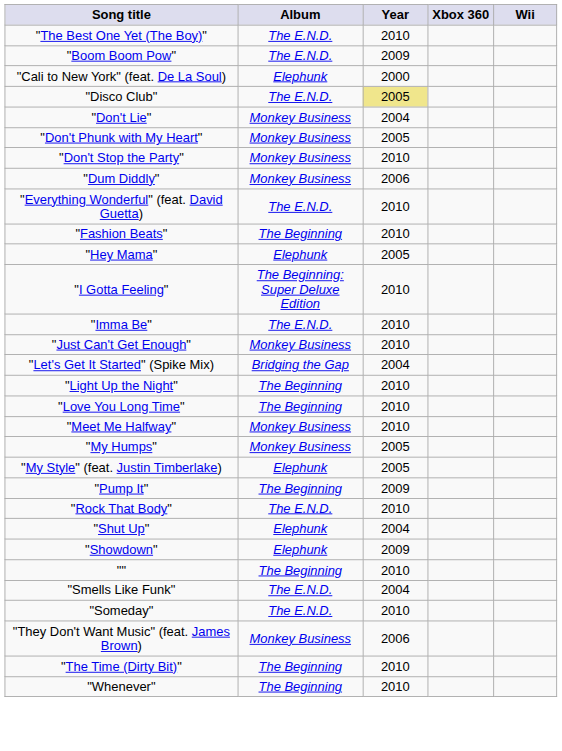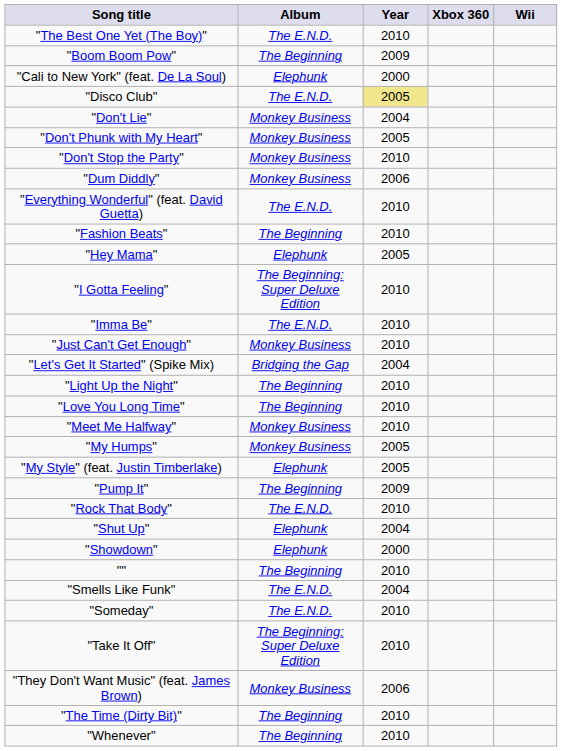(300, 56) The E.N.D. -> (300, 56) The Beginning
(395, 549) 2009 -> (395, 549) 2000
+ row: (121, 646)
